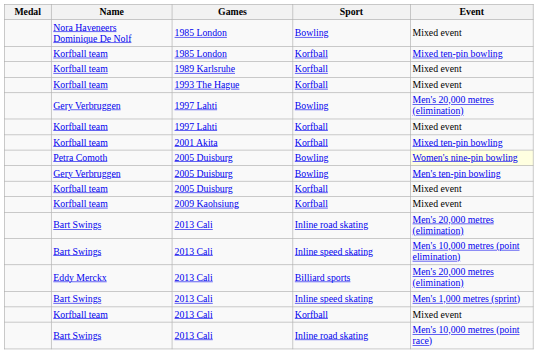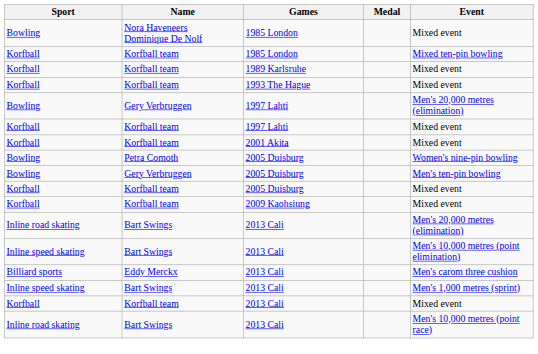columns swapped: (28, 12) <-> (351, 12)
(458, 142) Mixed ten-pin bowling -> (437, 142) Mixed event
(465, 158) lightyellow background -> (465, 158) no background
(453, 278) Men's 20,000 metres (elimination) -> (465, 272) Men's carom three cushion
